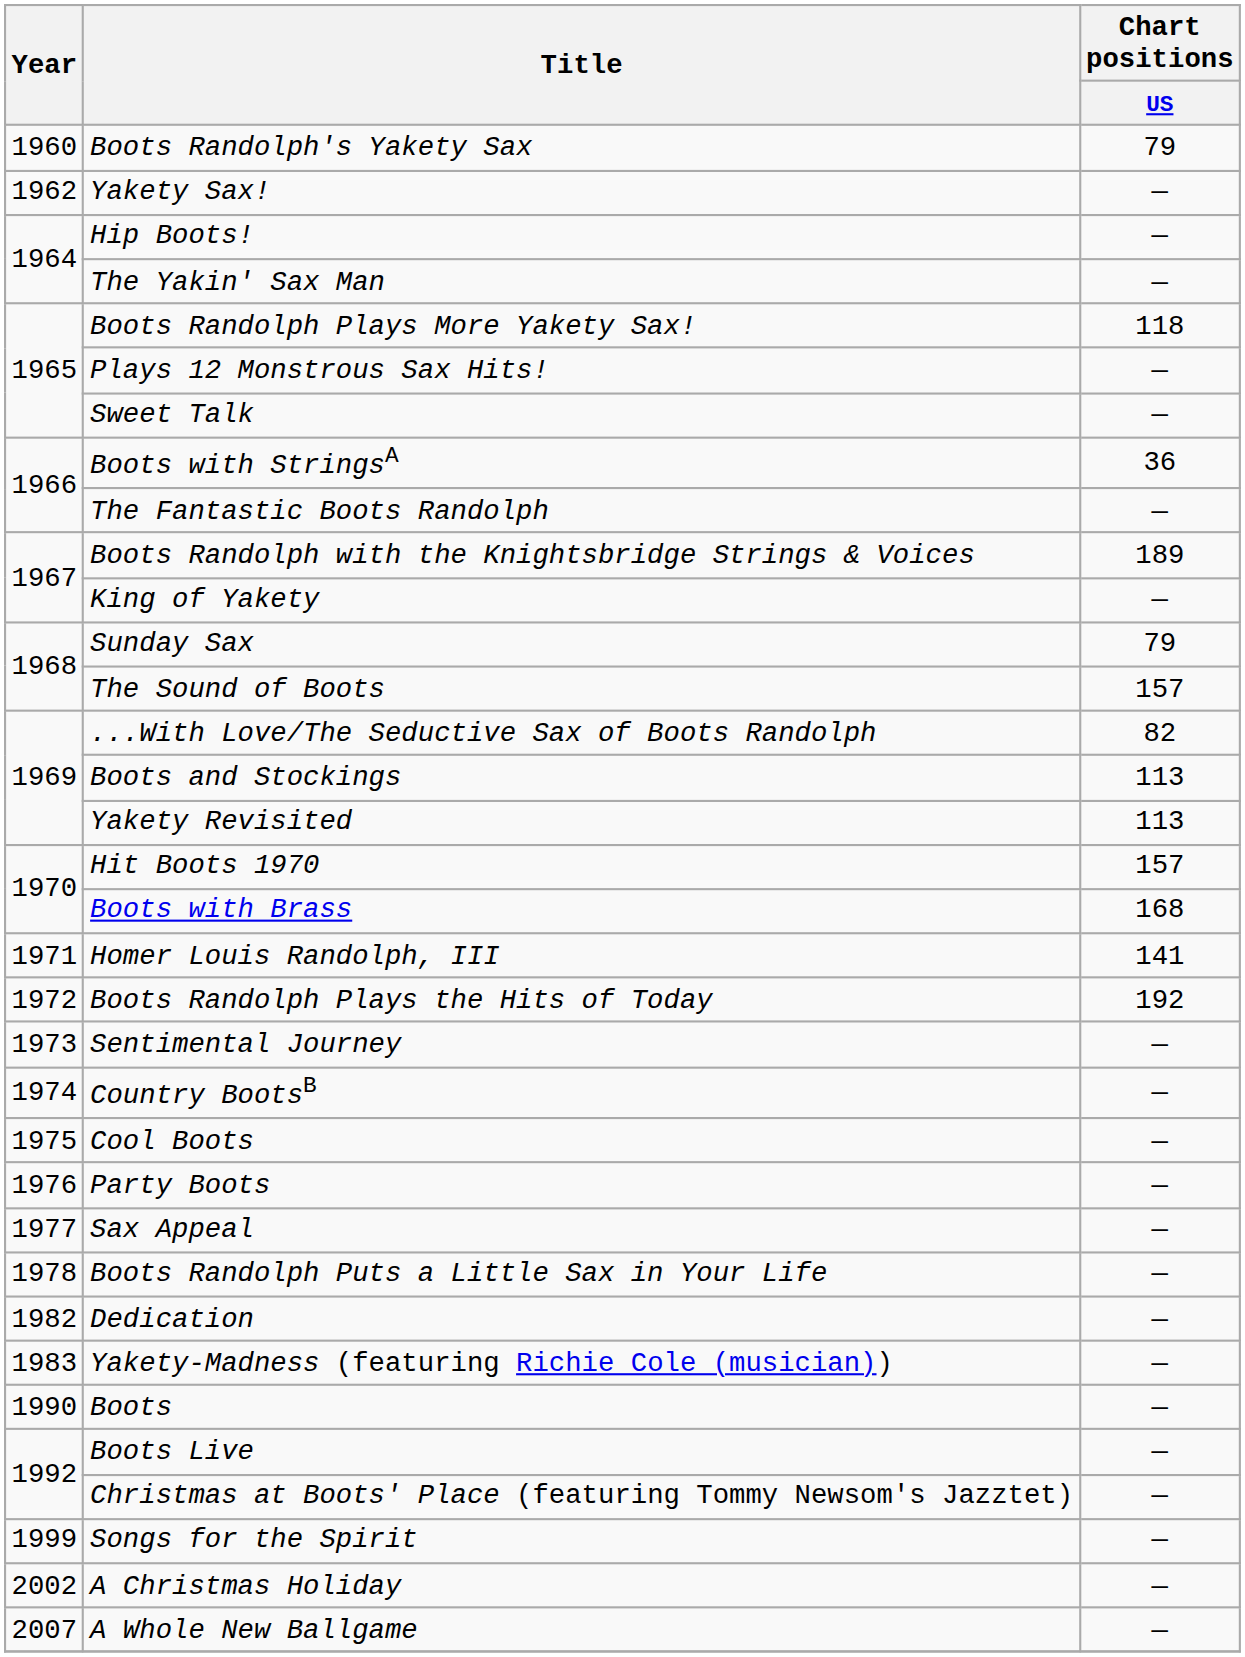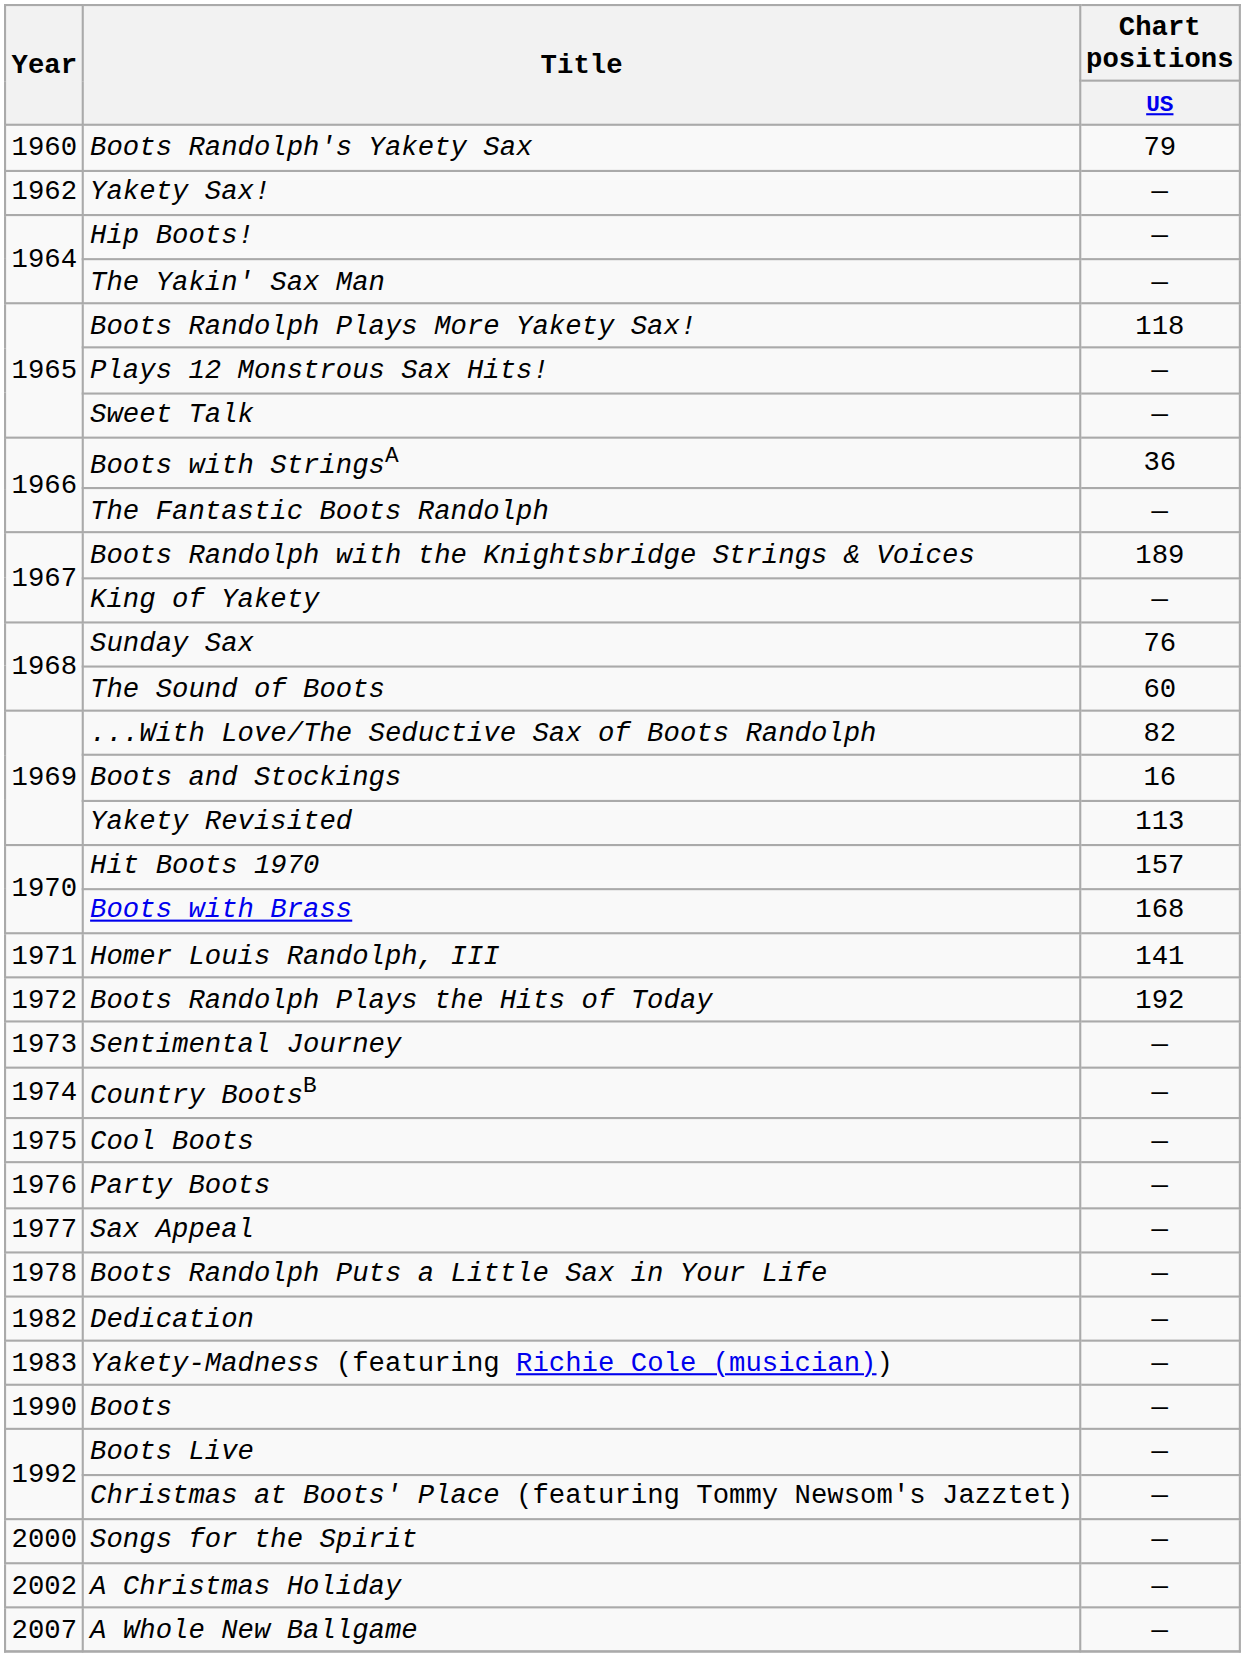(1160, 644) 79 -> (1160, 644) 76
(1160, 689) 157 -> (1160, 689) 60
(1160, 778) 113 -> (1160, 778) 16
(44, 1541) 1999 -> (44, 1541) 2000
